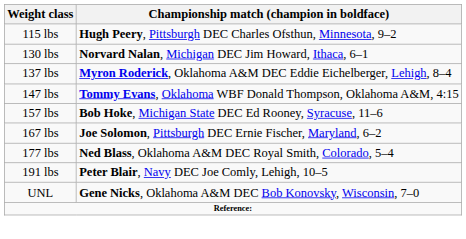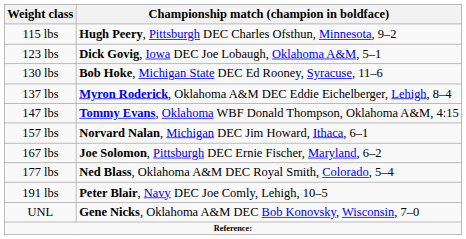+ row: (40, 53)
(224, 53) Norvard Nalan, Michigan DEC Jim Howard, Ithaca, 6–1 -> (231, 73) Bob Hoke, Michigan State DEC Ed Rooney, Syracuse, 11–6
(231, 113) Bob Hoke, Michigan State DEC Ed Rooney, Syracuse, 11–6 -> (224, 133) Norvard Nalan, Michigan DEC Jim Howard, Ithaca, 6–1
